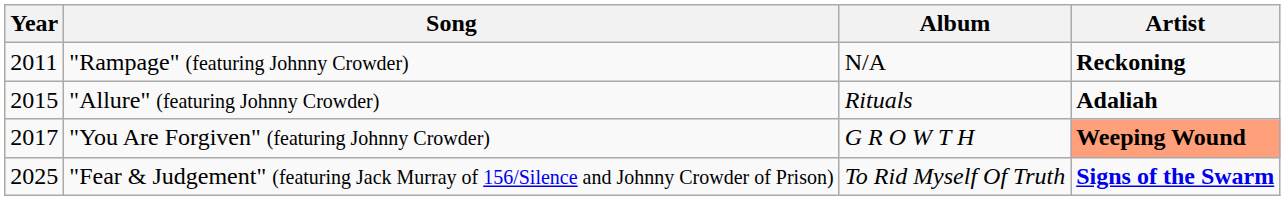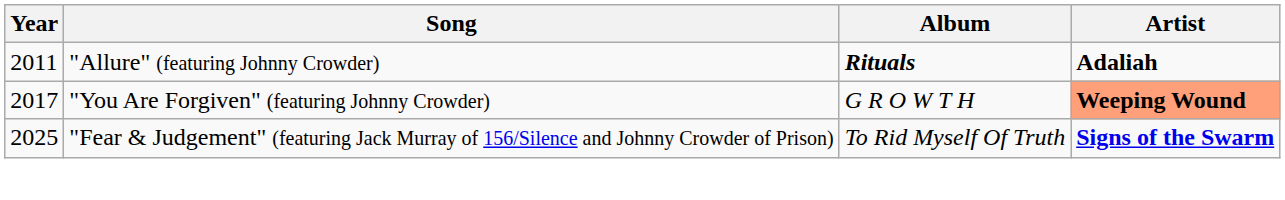- row: (239, 61)
(34, 99) 2015 -> (34, 61) 2011
(879, 99) normal -> (880, 61) bold
